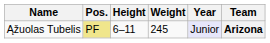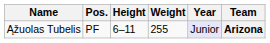(92, 29) khaki background -> (92, 29) no background
(159, 29) 245 -> (159, 29) 255
